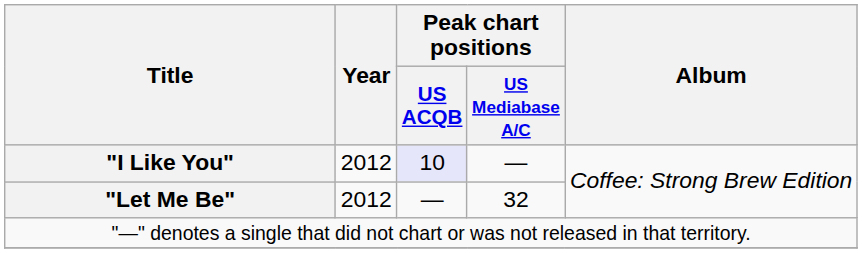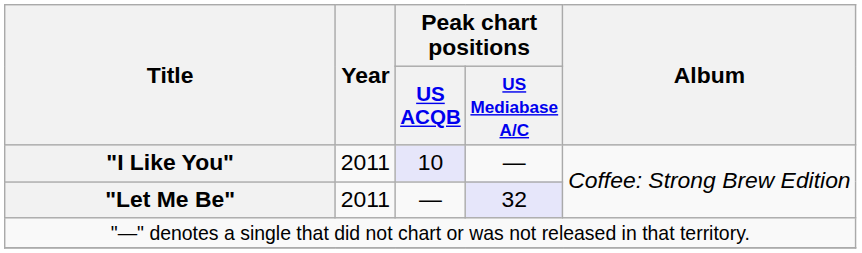(366, 162) 2012 -> (365, 162) 2011
(366, 199) 2012 -> (365, 199) 2011
(516, 199) no background -> (514, 199) lavender background
